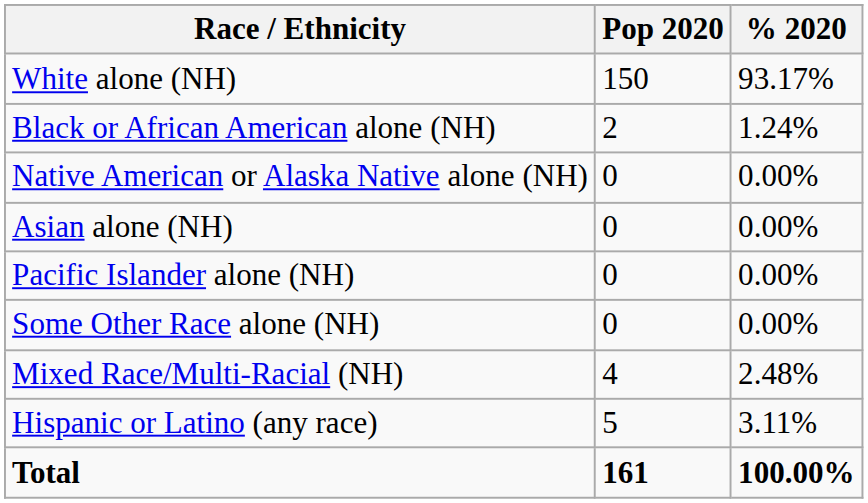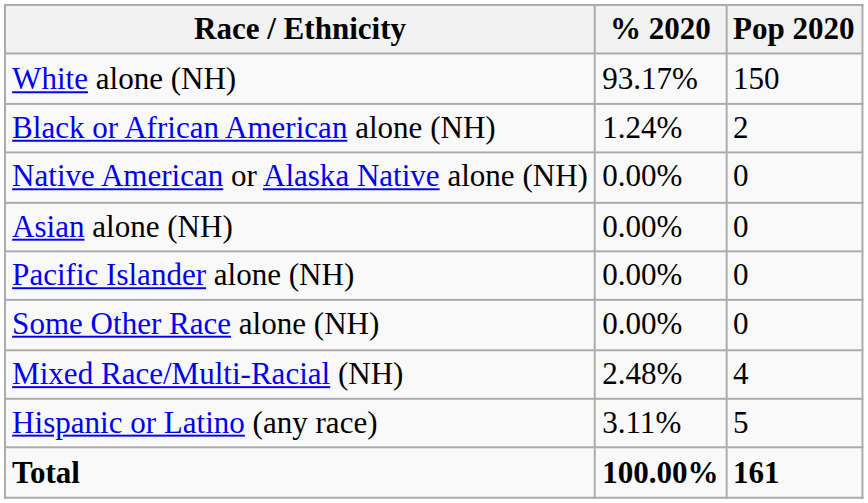columns swapped: (663, 29) <-> (796, 29)
